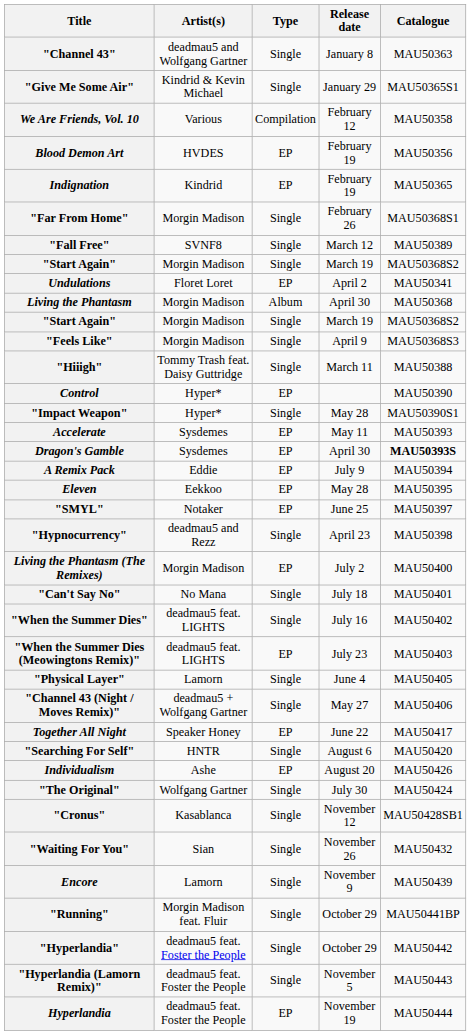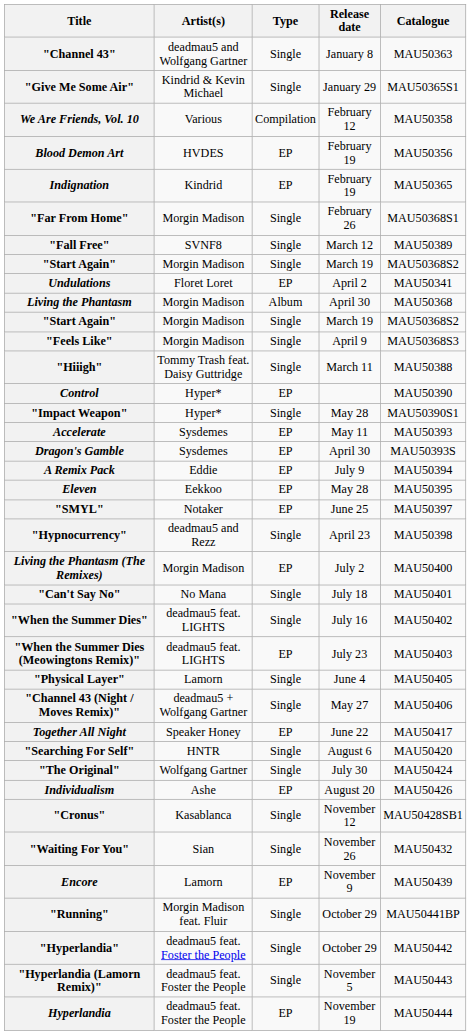(423, 451) bold -> (423, 451) normal
rows swapped: (79, 789) <-> (79, 770)
(286, 881) Single -> (286, 881) EP
